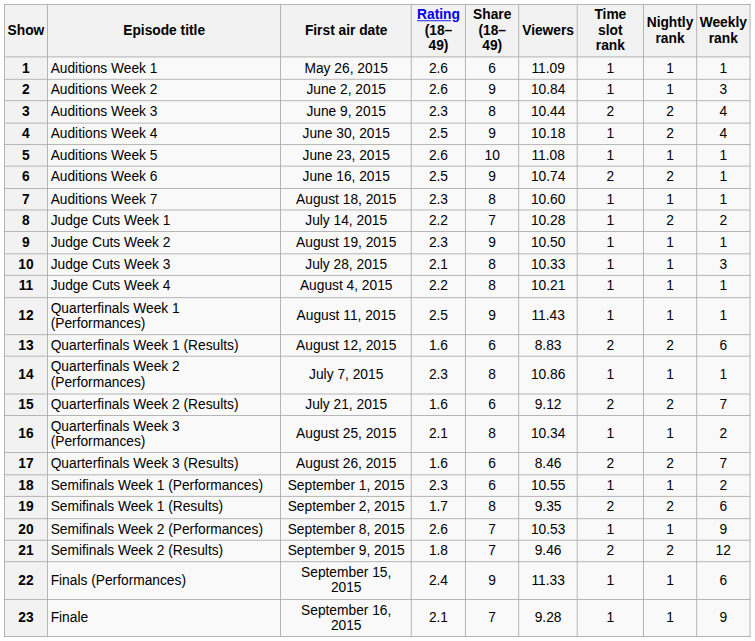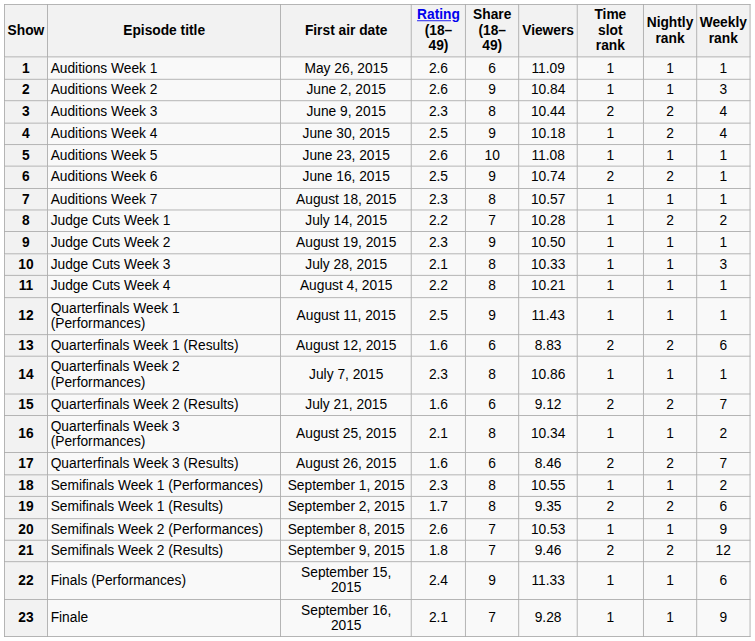(548, 199) 10.60 -> (548, 199) 10.57
(492, 485) 6 -> (492, 485) 8
